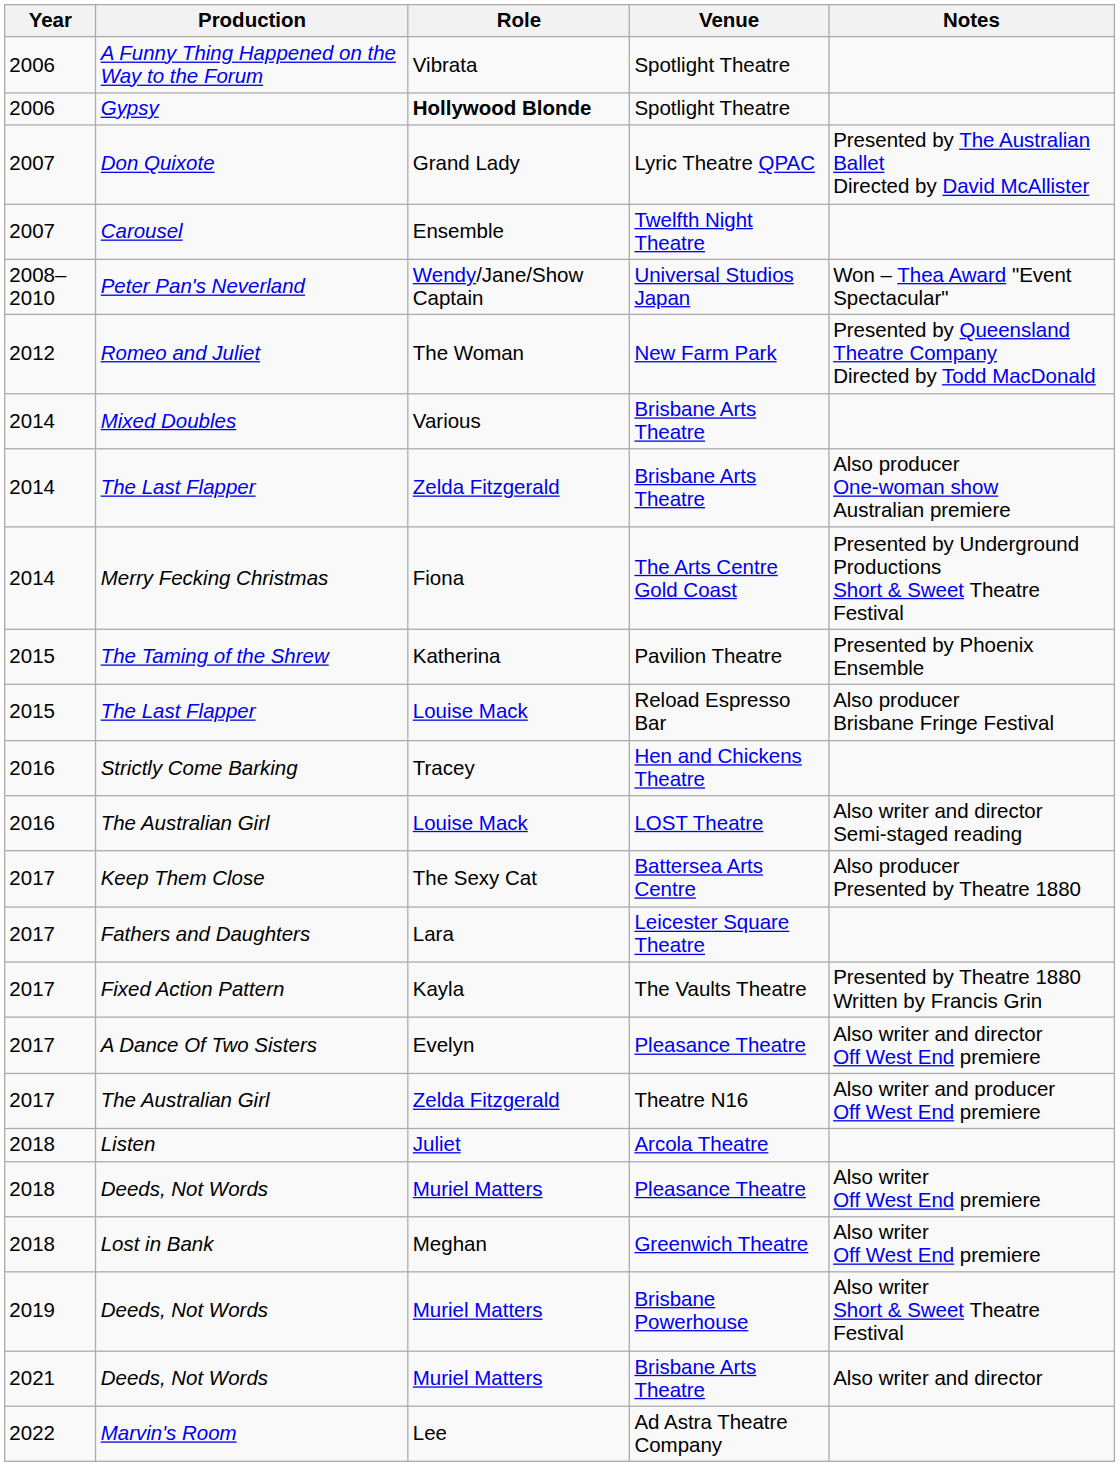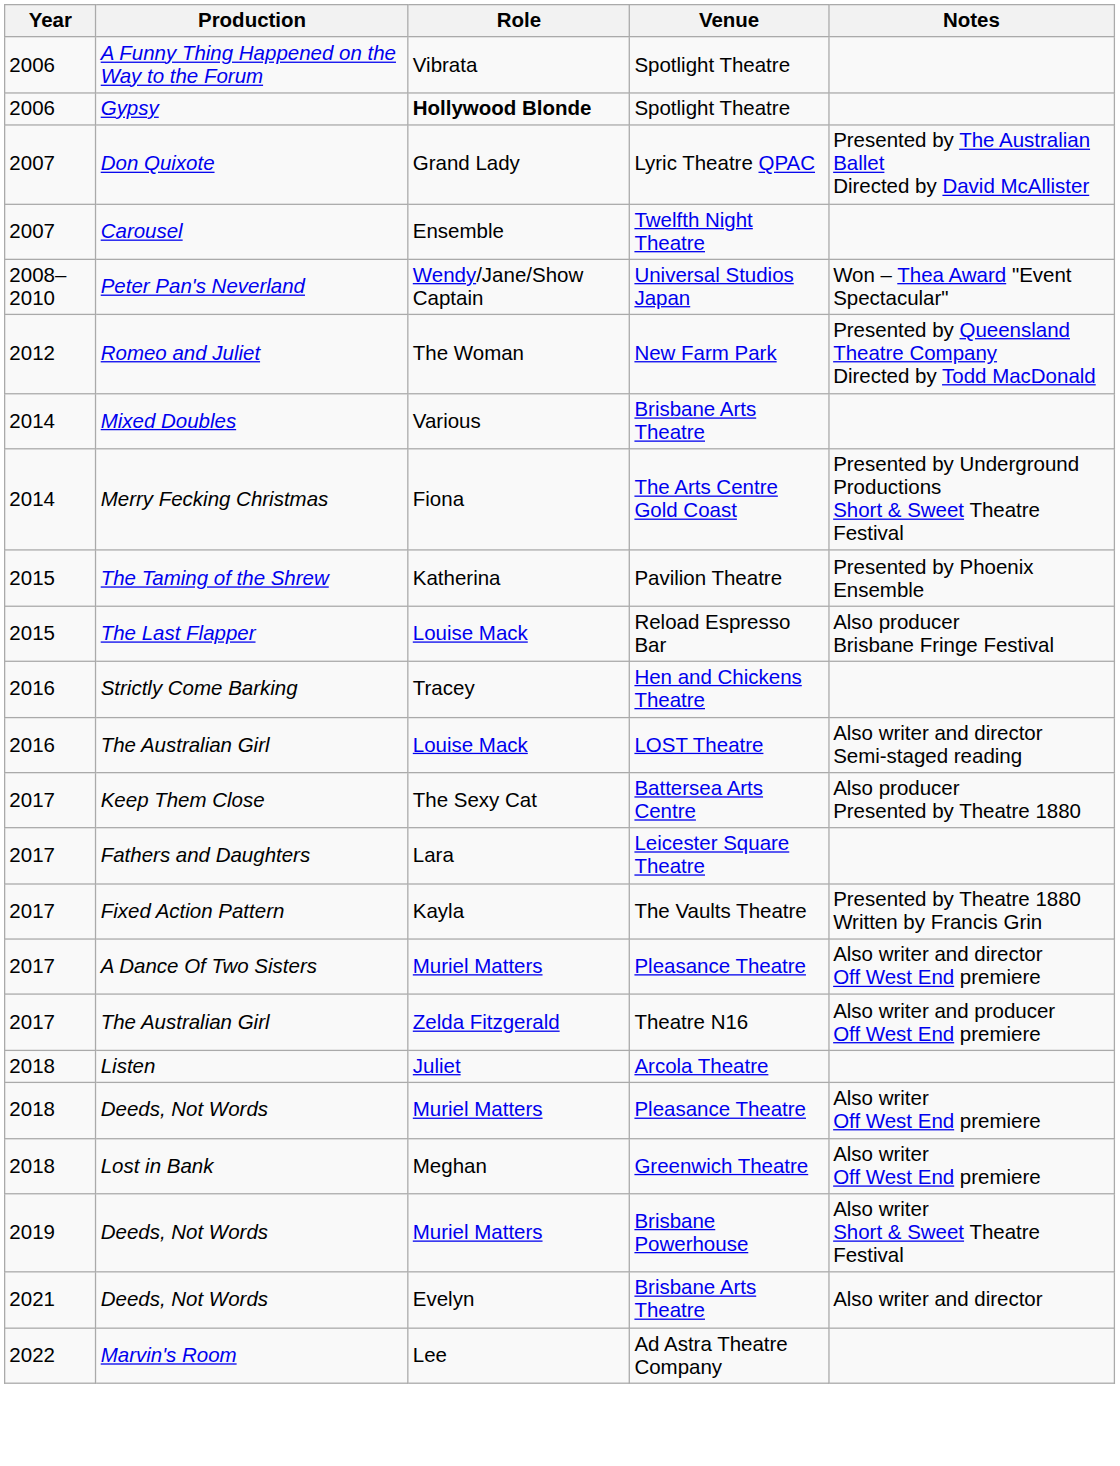- row: (178, 487)
(444, 1045) Evelyn -> (478, 966) Muriel Matters
(478, 1378) Muriel Matters -> (444, 1299) Evelyn
